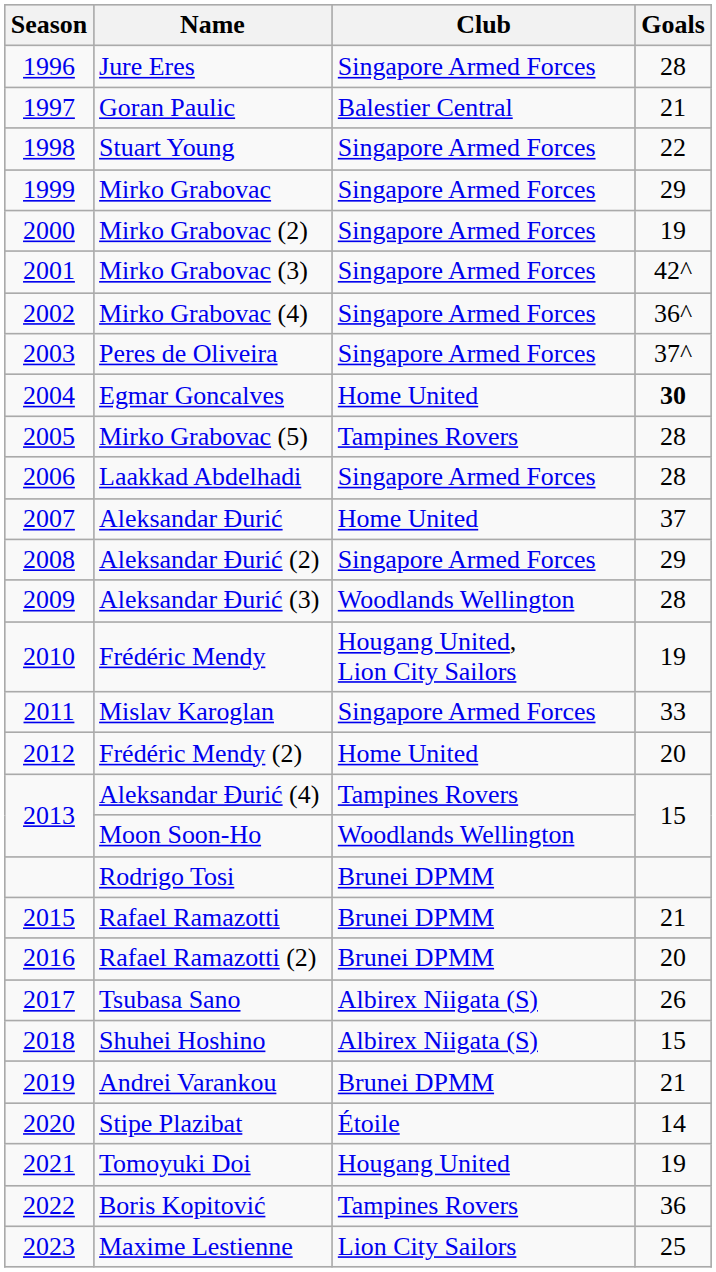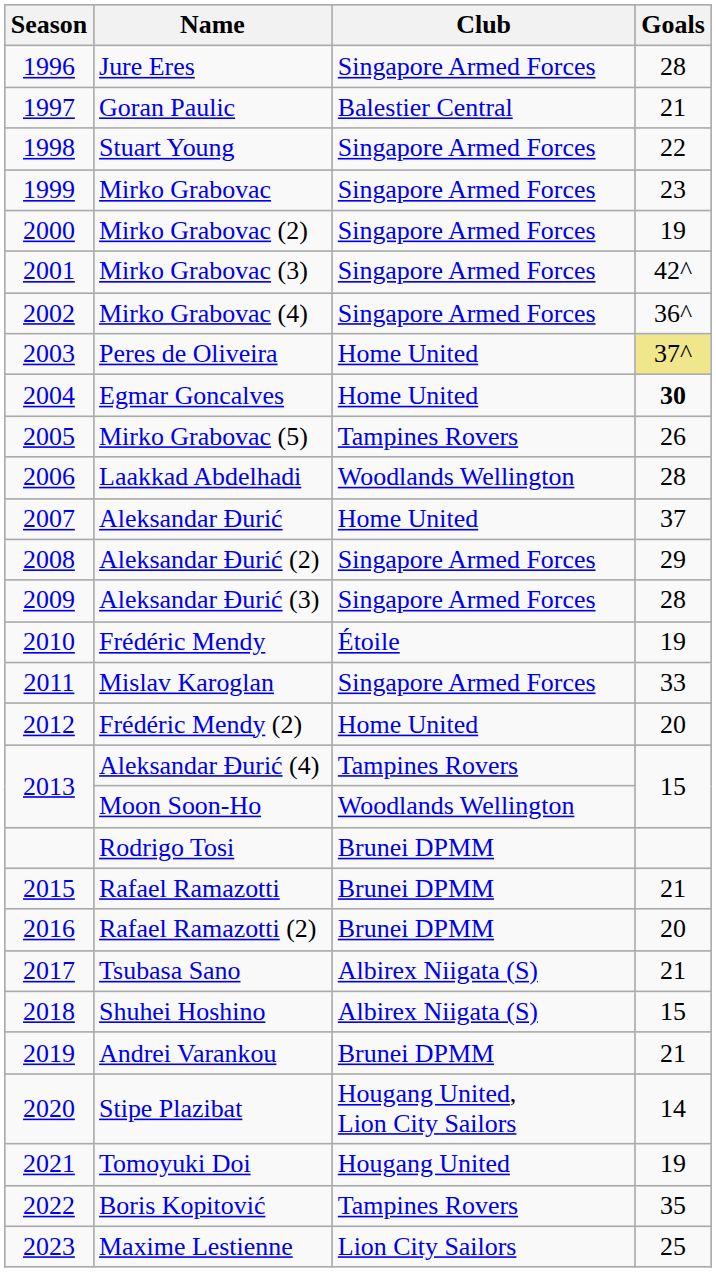(673, 189) 29 -> (673, 189) 23
(467, 353) Singapore Armed Forces -> (408, 353) Home United
(673, 353) no background -> (673, 353) khaki background
(673, 436) 28 -> (673, 436) 26
(467, 477) Singapore Armed Forces -> (456, 477) Woodlands Wellington
(456, 600) Woodlands Wellington -> (467, 600) Singapore Armed Forces
(427, 656) Hougang United, Lion City Sailors -> (369, 641) Étoile
(673, 999) 26 -> (673, 970) 21
(369, 1123) Étoile -> (427, 1108) Hougang United, Lion City Sailors
(673, 1205) 36 -> (673, 1205) 35
